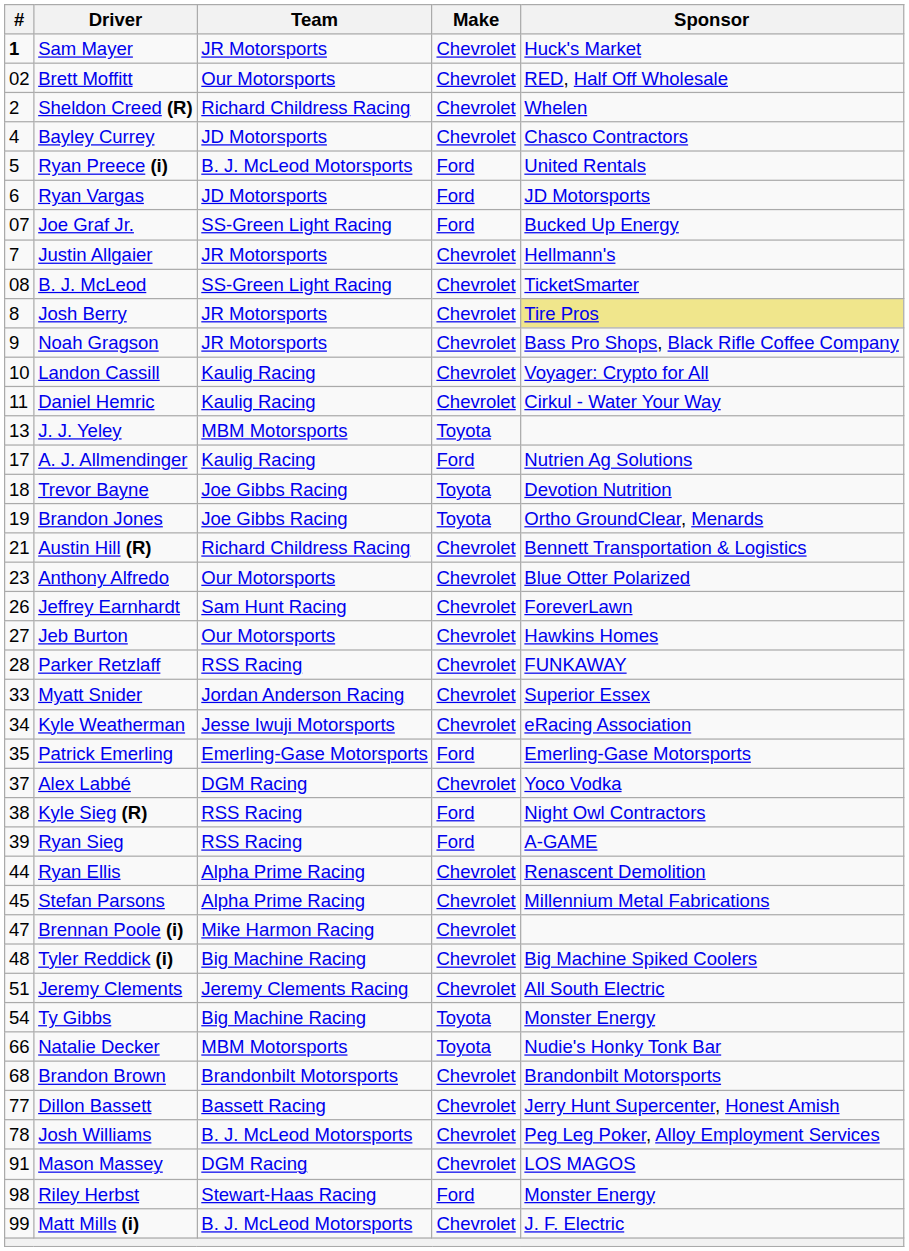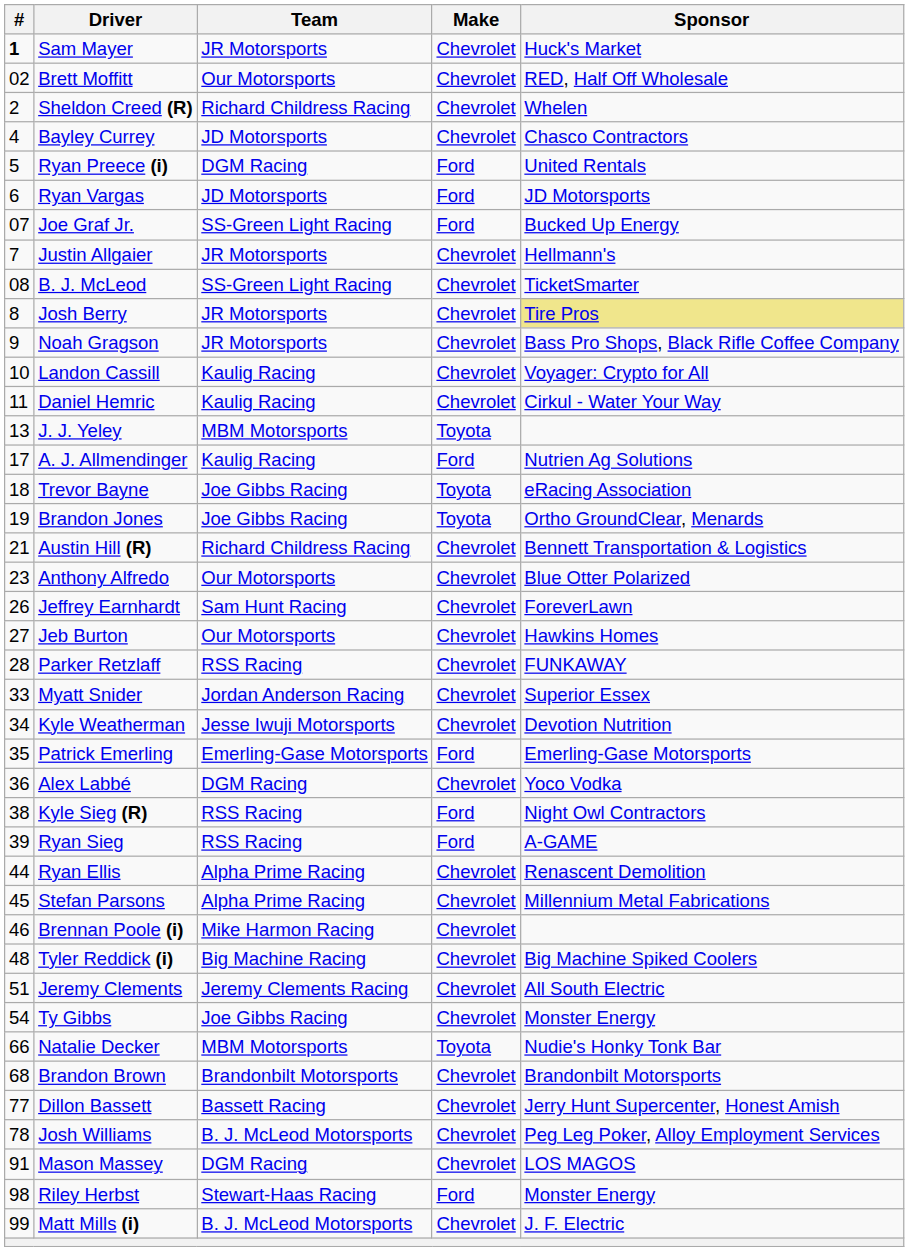(307, 166) B. J. McLeod Motorsports -> (254, 166) DGM Racing
(598, 489) Devotion Nutrition -> (608, 489) eRacing Association
(608, 724) eRacing Association -> (598, 724) Devotion Nutrition
(19, 783) 37 -> (19, 783) 36
(19, 930) 47 -> (19, 930) 46
(284, 1018) Big Machine Racing -> (274, 1018) Joe Gibbs Racing
(464, 1018) Toyota -> (476, 1018) Chevrolet
